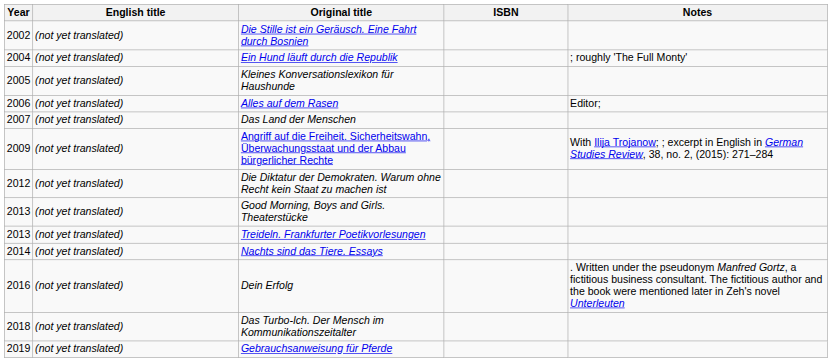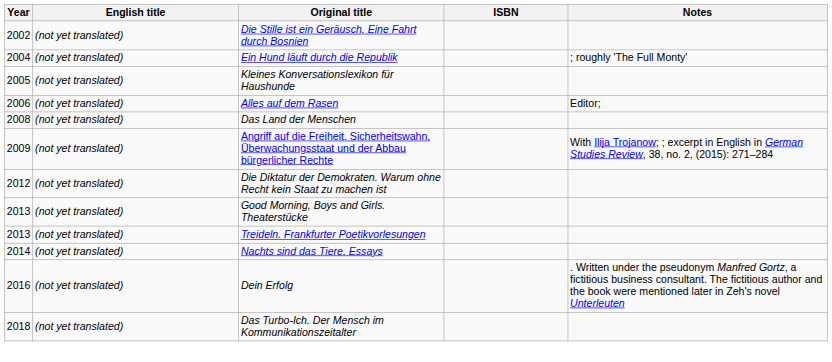(19, 120) 2007 -> (19, 120) 2008
- row: (317, 349)
